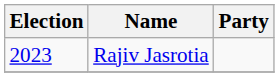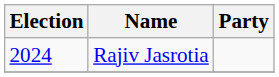(31, 54) 2023 -> (31, 54) 2024
